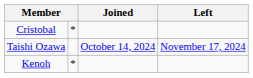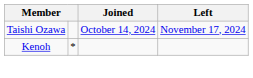- row: (36, 30)
